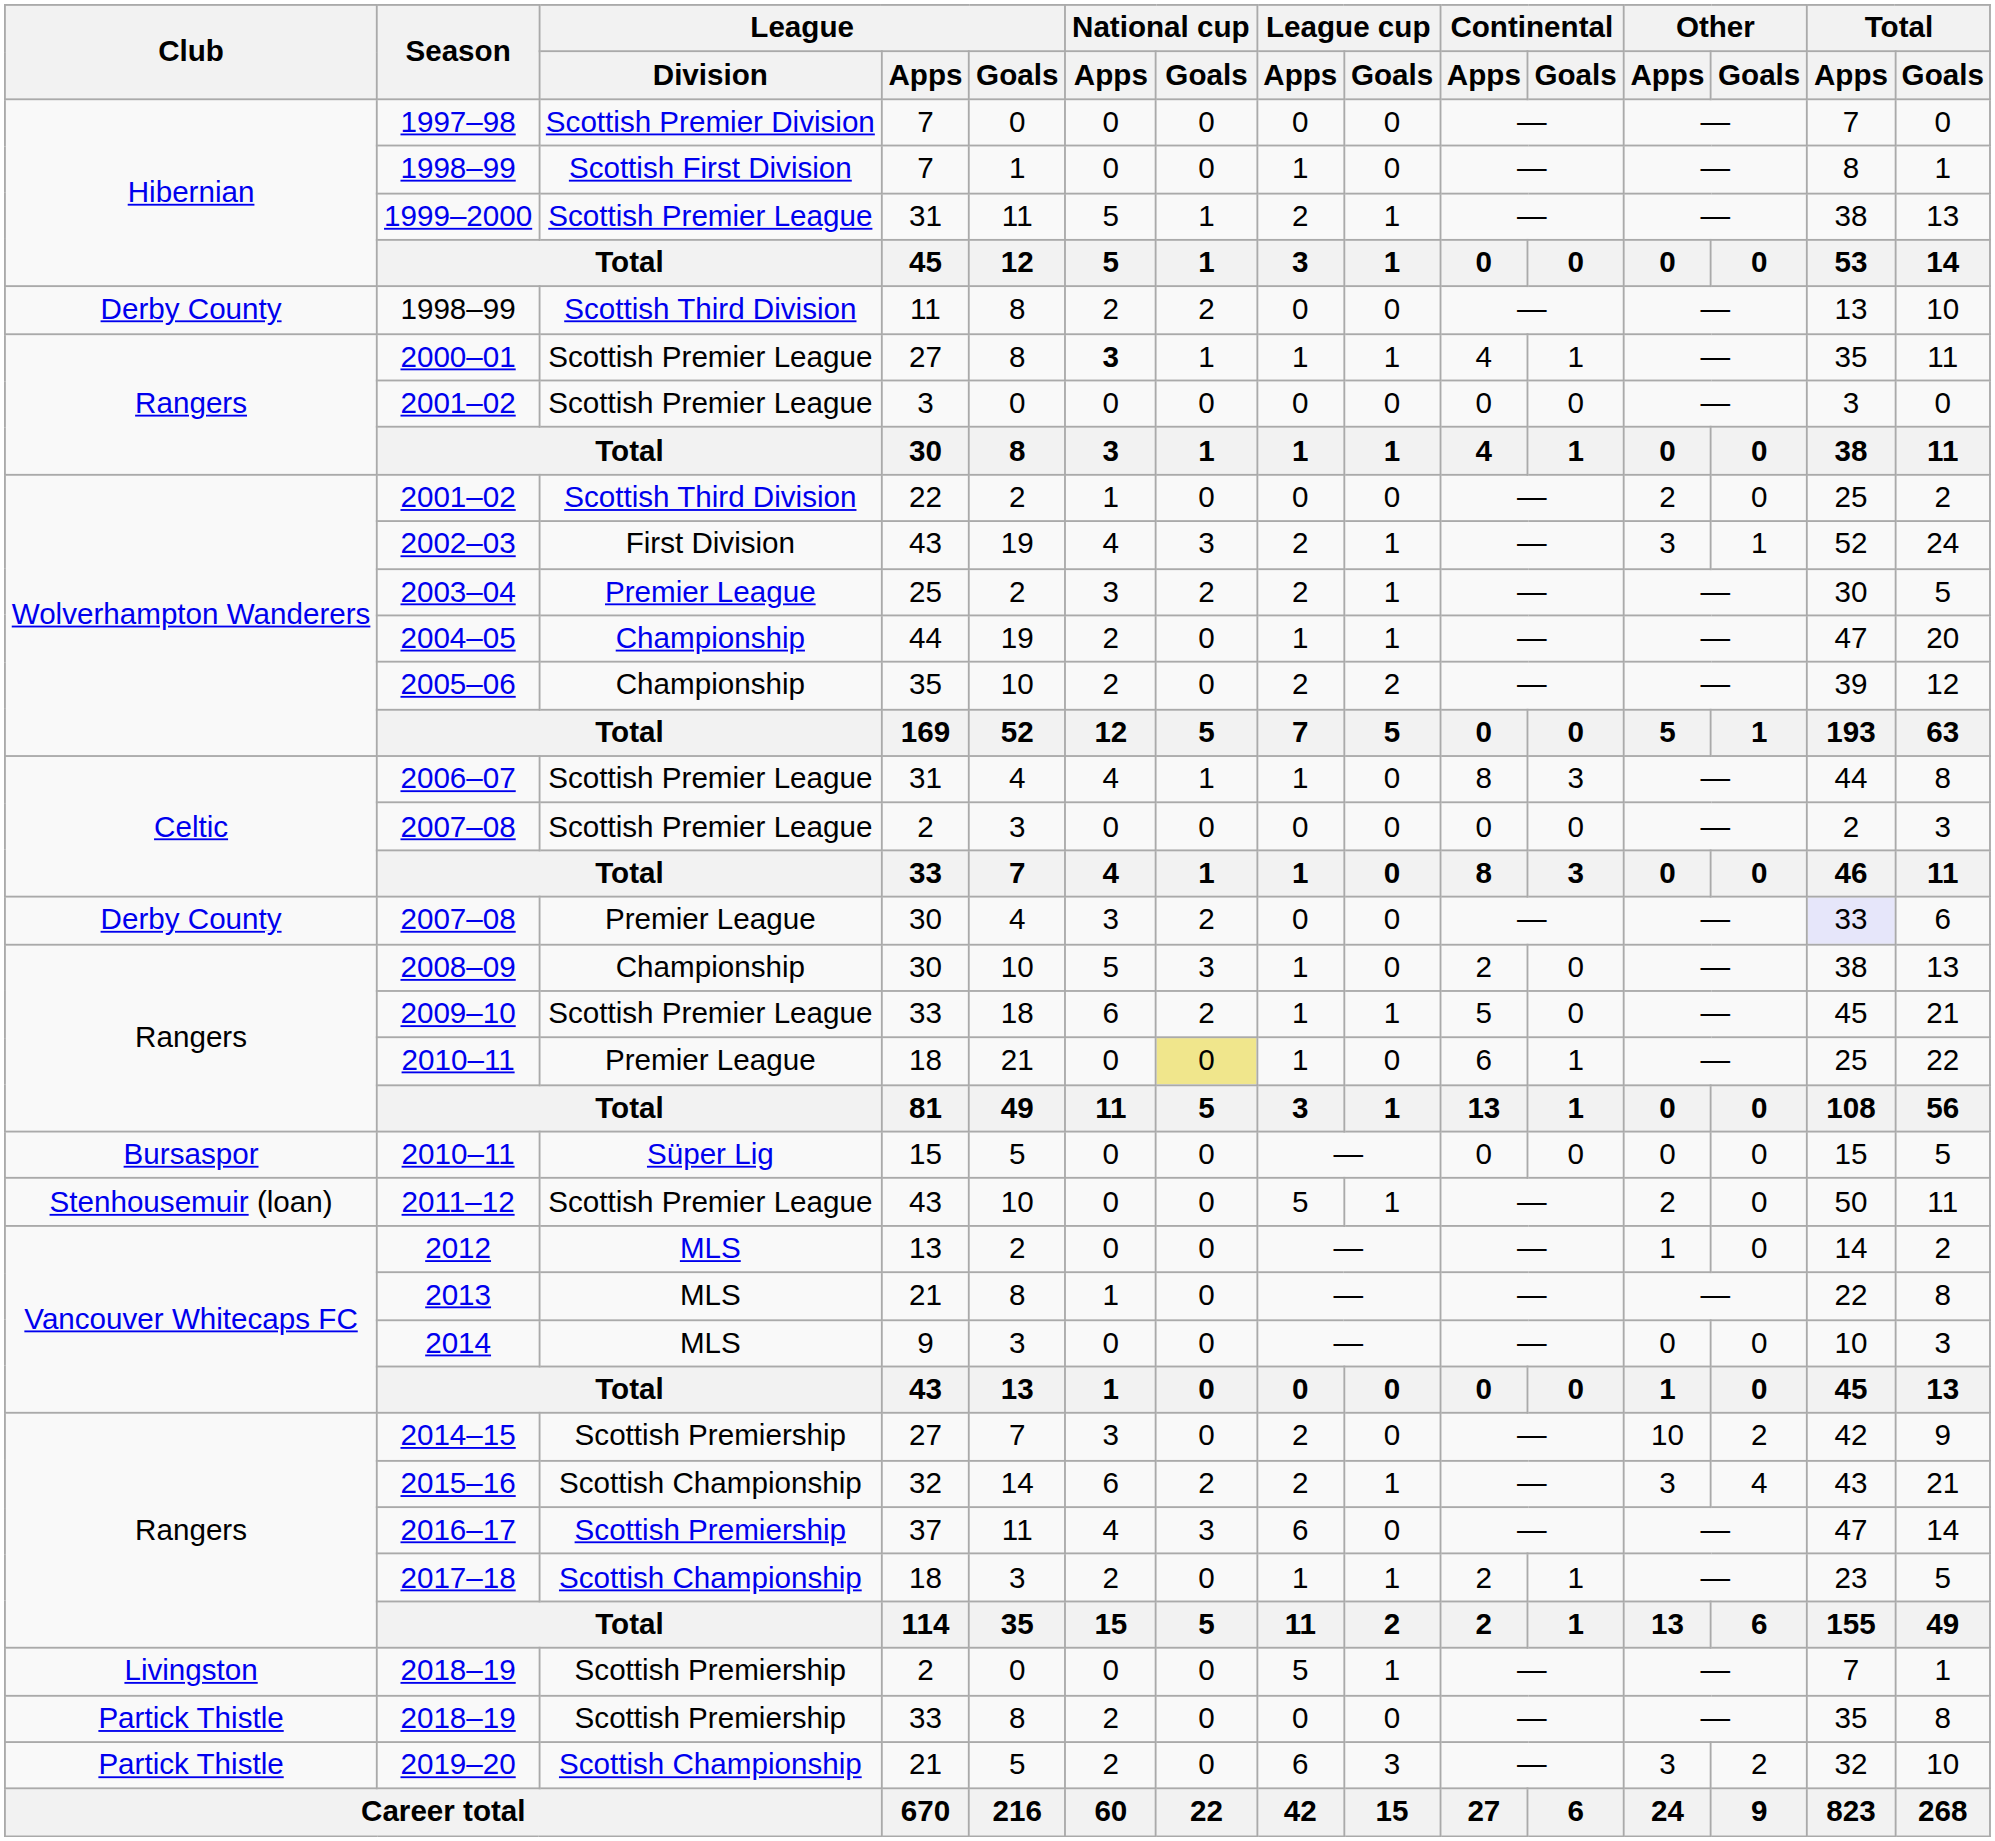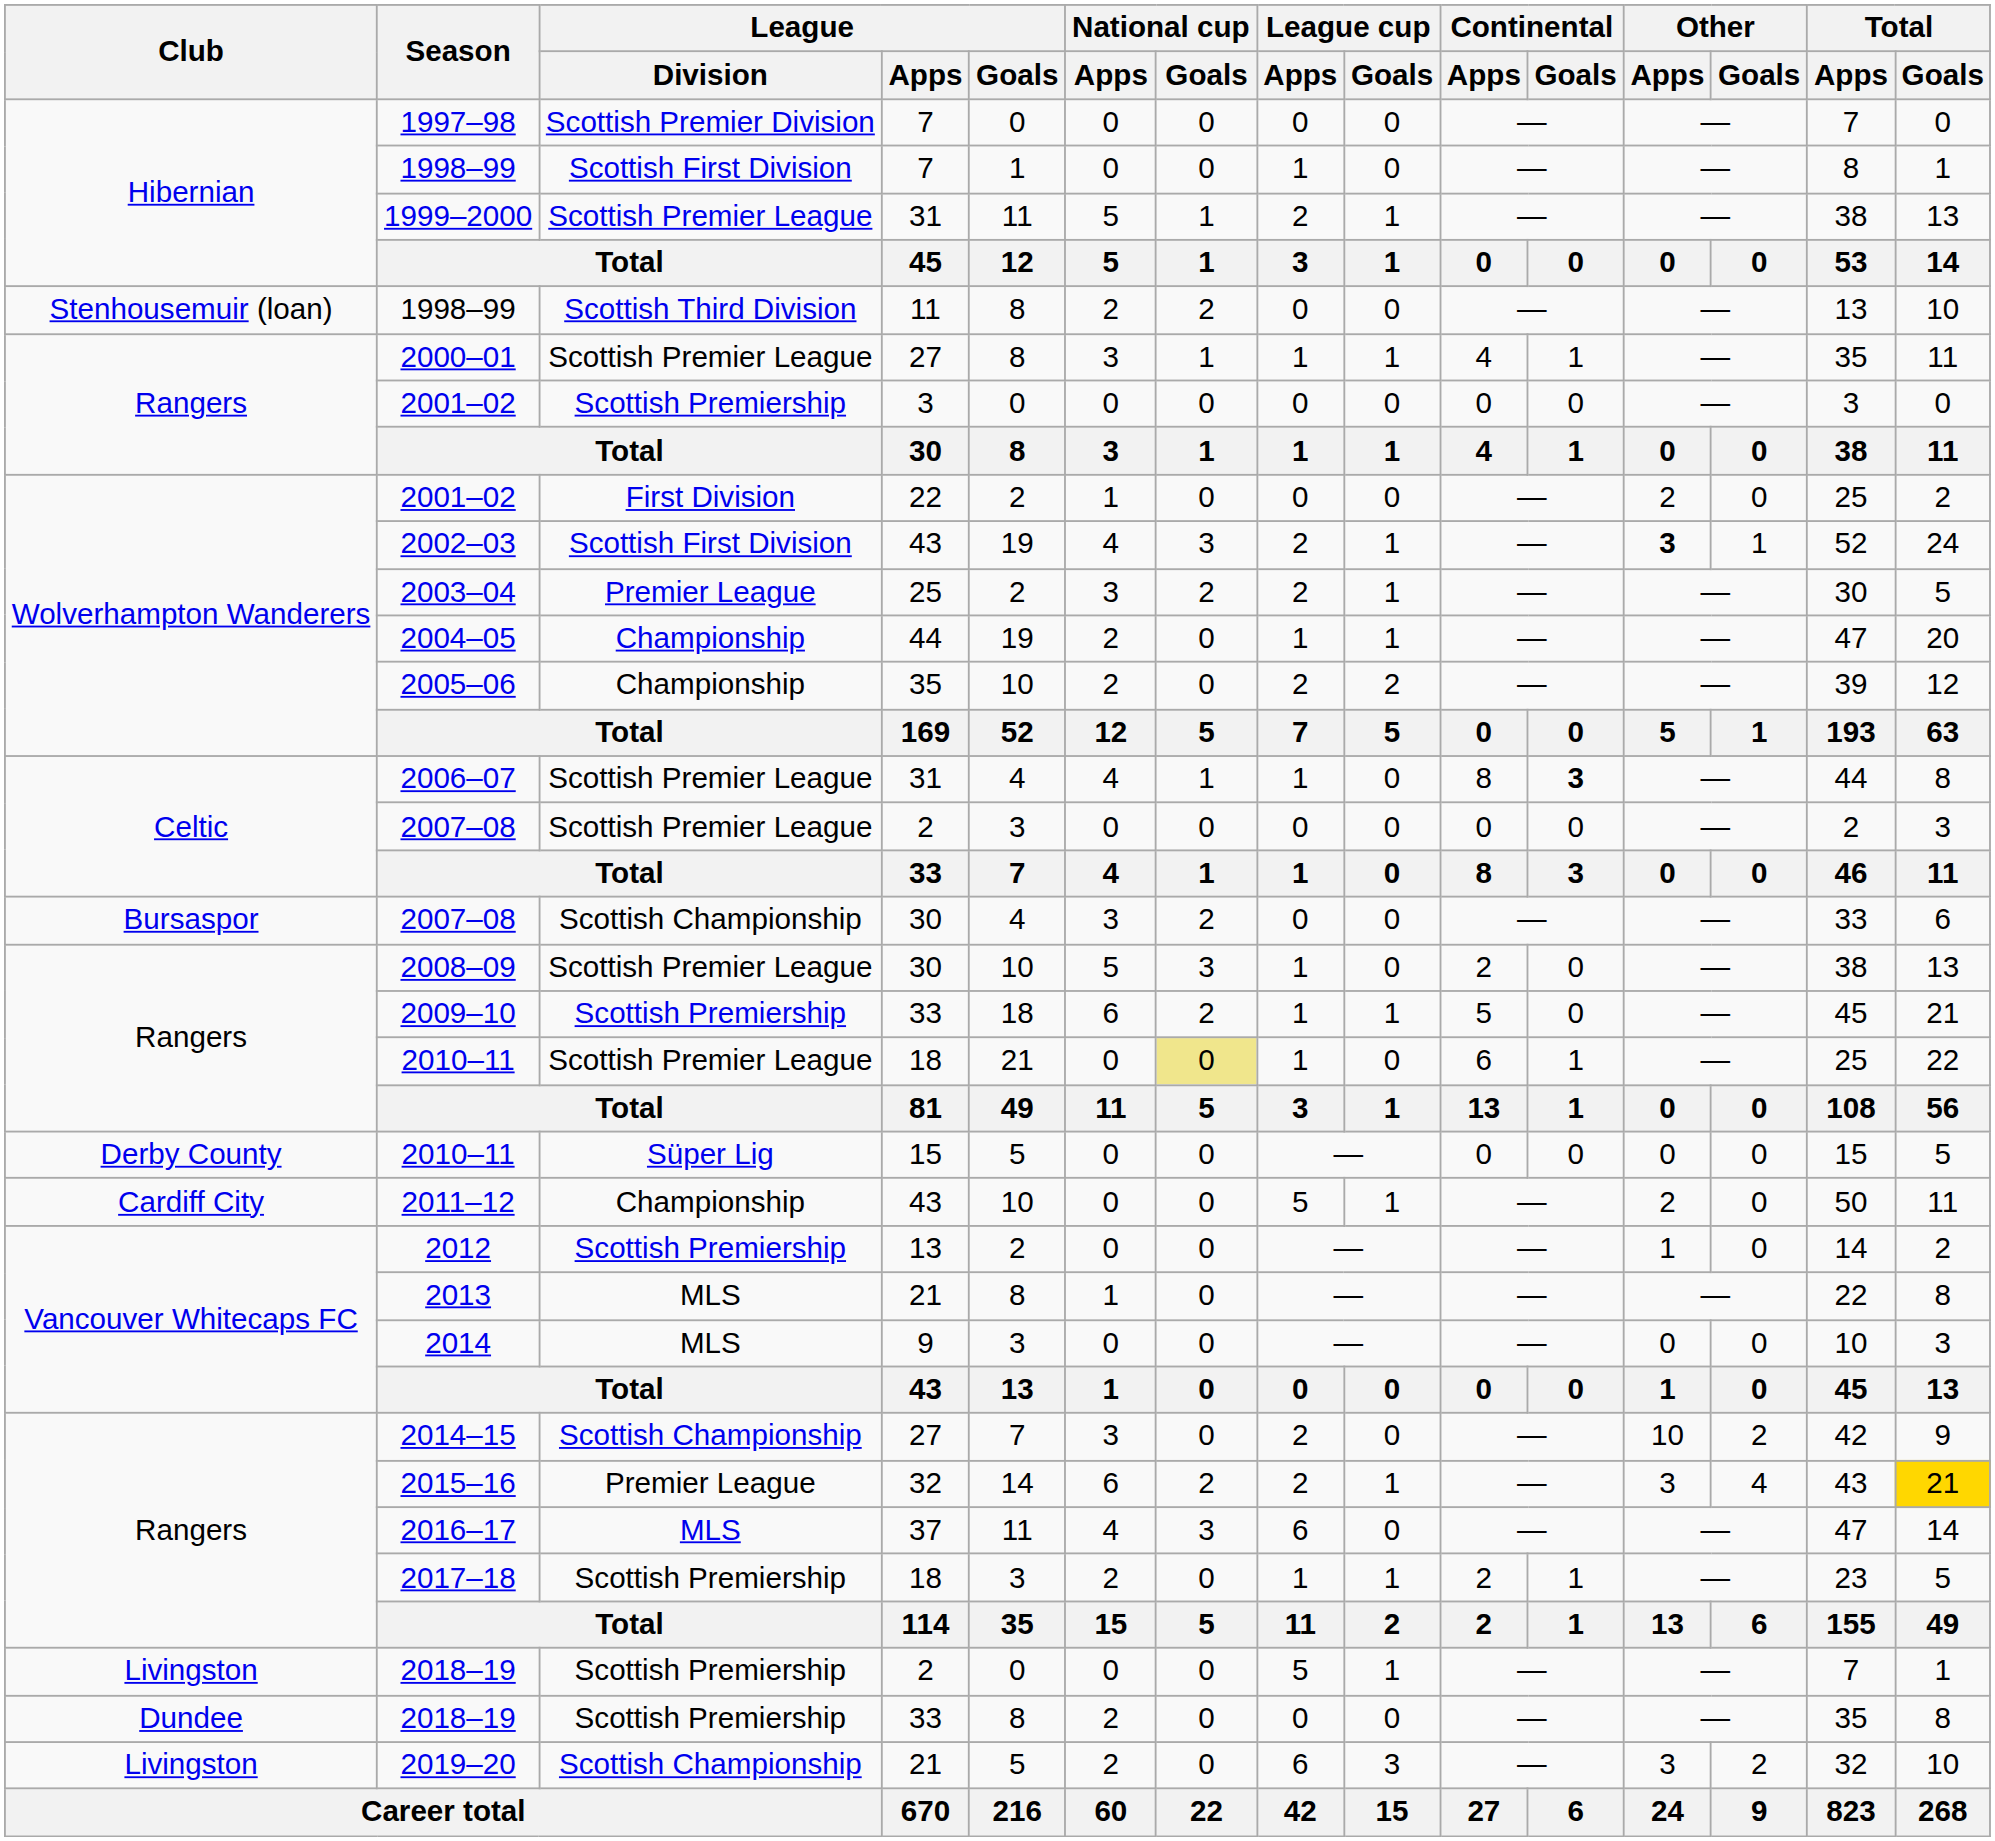(191, 309) Derby County -> (191, 309) Stenhousemuir (loan)
(1111, 356) bold -> (1111, 356) normal
(710, 403) Scottish Premier League -> (710, 403) Scottish Premiership
(710, 497) Scottish Third Division -> (710, 497) First Division
(710, 544) First Division -> (710, 544) Scottish First Division
(1667, 544) normal -> (1667, 544) bold
(1576, 779) normal -> (1576, 779) bold
(191, 919) Derby County -> (191, 919) Bursaspor
(710, 919) Premier League -> (710, 919) Scottish Championship
(1851, 919) lavender background -> (1851, 919) no background
(710, 966) Championship -> (710, 966) Scottish Premier League
(710, 1013) Scottish Premier League -> (710, 1013) Scottish Premiership
(710, 1060) Premier League -> (710, 1060) Scottish Premier League
(191, 1154) Bursaspor -> (191, 1154) Derby County
(191, 1201) Stenhousemuir (loan) -> (191, 1201) Cardiff City
(710, 1201) Scottish Premier League -> (710, 1201) Championship
(710, 1248) MLS -> (710, 1248) Scottish Premiership
(710, 1436) Scottish Premiership -> (710, 1436) Scottish Championship
(710, 1483) Scottish Championship -> (710, 1483) Premier League
(1943, 1483) no background -> (1943, 1483) gold background
(710, 1530) Scottish Premiership -> (710, 1530) MLS
(710, 1577) Scottish Championship -> (710, 1577) Scottish Premiership
(191, 1717) Partick Thistle -> (191, 1717) Dundee
(191, 1764) Partick Thistle -> (191, 1764) Livingston
